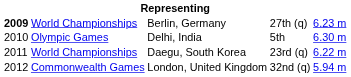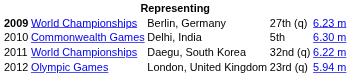(70, 38) Olympic Games -> (88, 38) Commonwealth Games
(289, 53) 23rd (q) -> (290, 53) 32nd (q)
(88, 68) Commonwealth Games -> (70, 68) Olympic Games
(290, 68) 32nd (q) -> (289, 68) 23rd (q)
